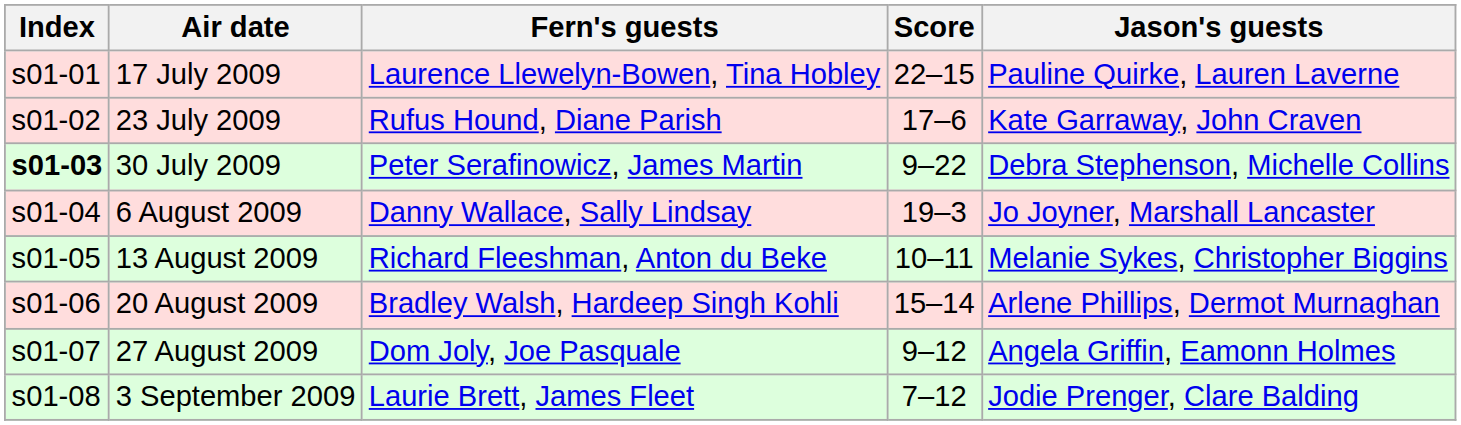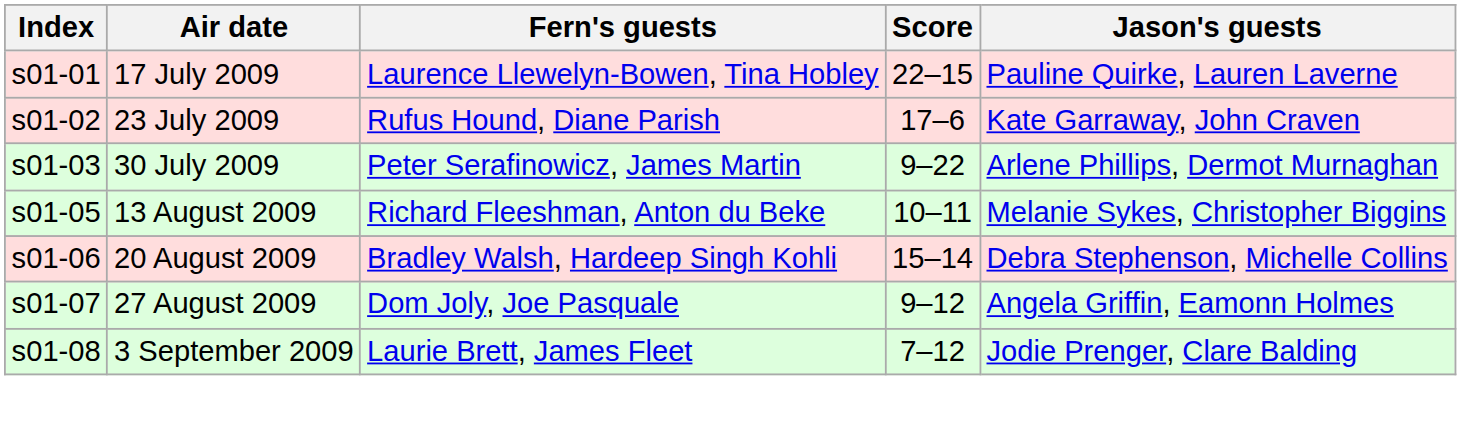(57, 166) bold -> (56, 166) normal
(1219, 166) Debra Stephenson, Michelle Collins -> (1212, 166) Arlene Phillips, Dermot Murnaghan
- row: (209, 212)
(1214, 304) Arlene Phillips, Dermot Murnaghan -> (1217, 258) Debra Stephenson, Michelle Collins
